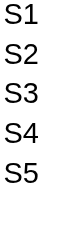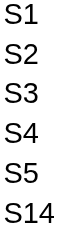+ row: (29, 213)
